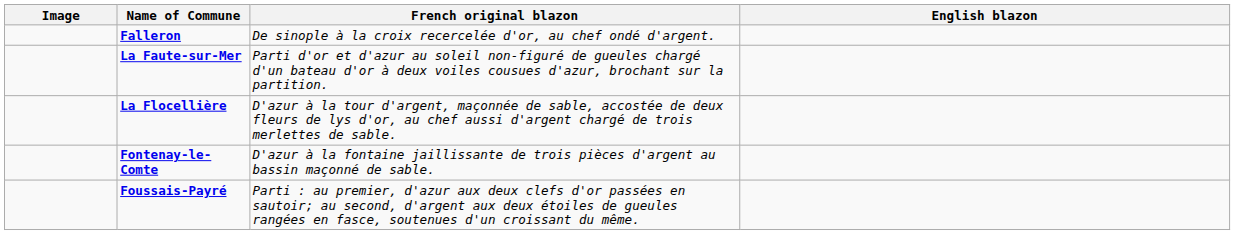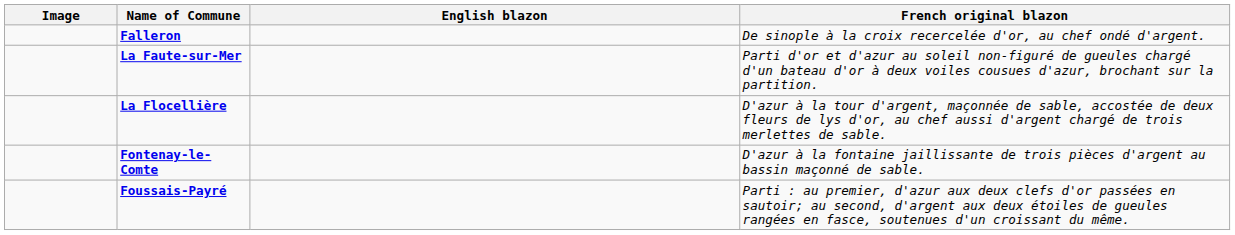columns swapped: (495, 15) <-> (985, 15)
